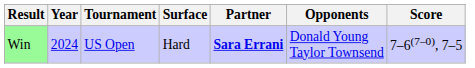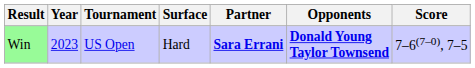(64, 44) 2024 -> (64, 44) 2023
(337, 44) normal -> (339, 44) bold
